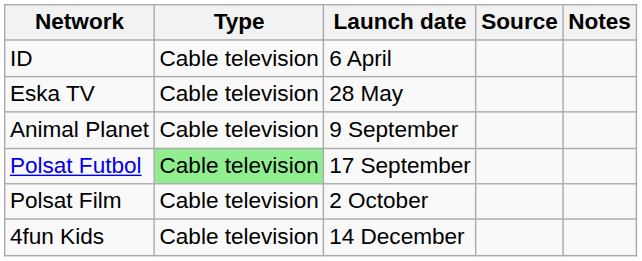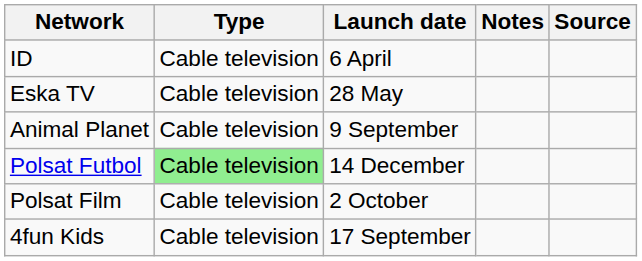columns swapped: (600, 22) <-> (520, 22)
(400, 165) 17 September -> (397, 165) 14 December
(397, 237) 14 December -> (400, 237) 17 September
